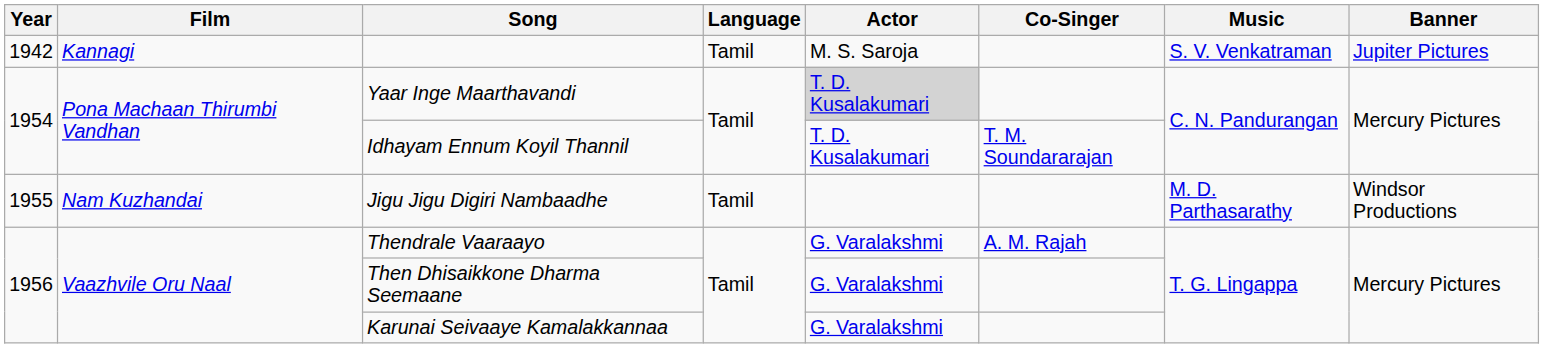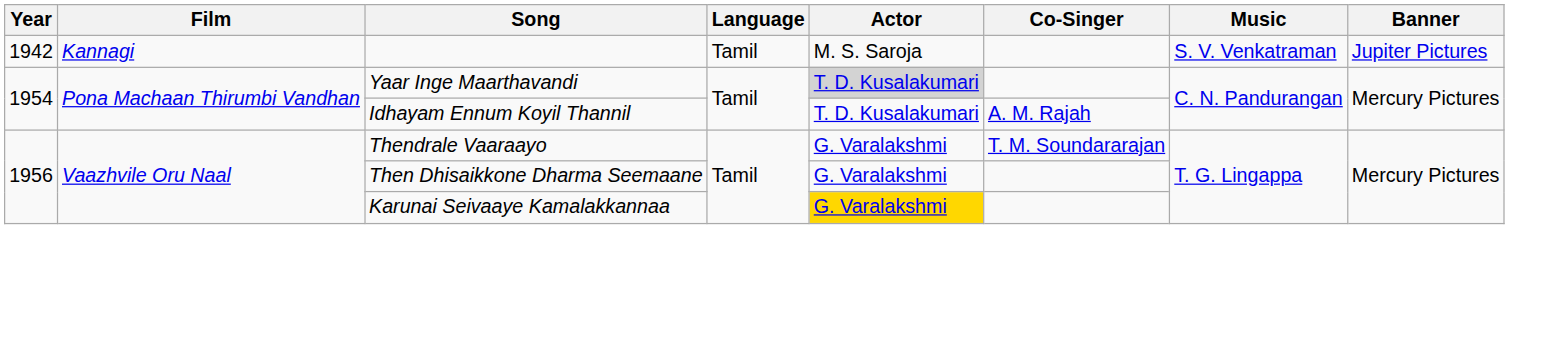(1048, 146) T. M. Soundararajan -> (1039, 113) A. M. Rajah
- row: (487, 200)
(1035, 242) A. M. Rajah -> (1077, 144) T. M. Soundararajan
(876, 327) no background -> (880, 207) gold background
